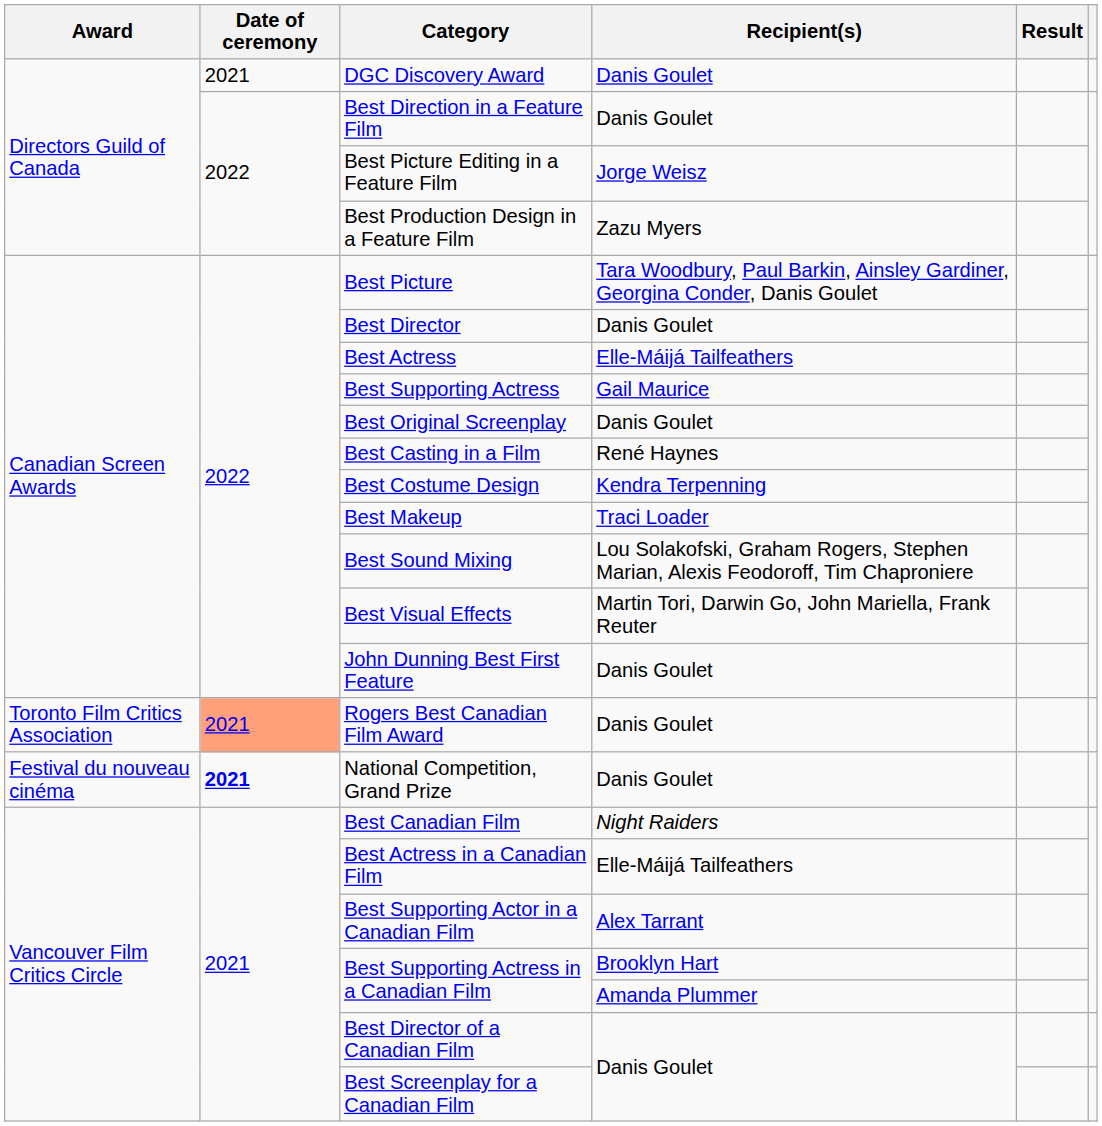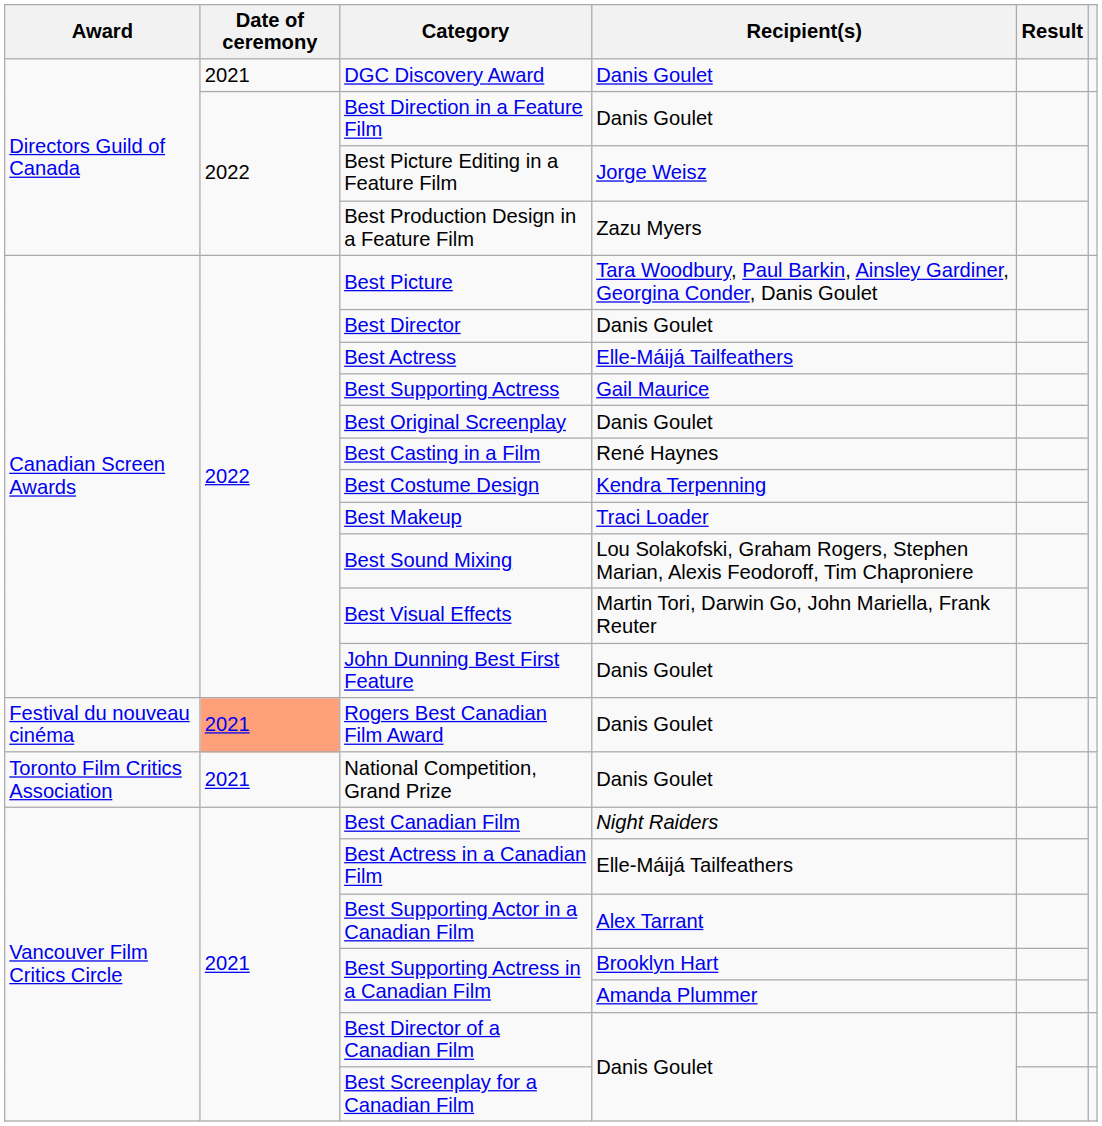(96, 724) Toronto Film Critics Association -> (99, 724) Festival du nouveau cinéma
(99, 779) Festival du nouveau cinéma -> (96, 779) Toronto Film Critics Association
(227, 779) bold -> (227, 779) normal
